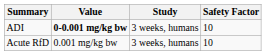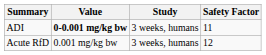(208, 27) 10 -> (208, 27) 11
(208, 43) 10 -> (208, 43) 12
